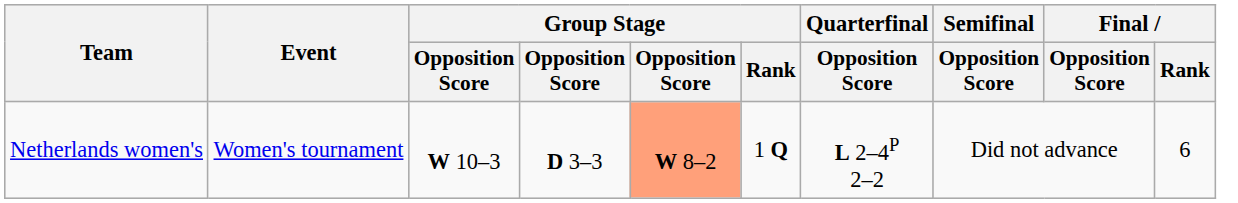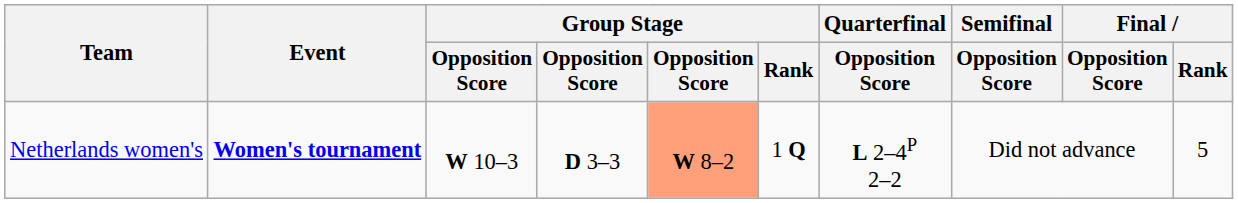(308, 149) normal -> (317, 149) bold
(1185, 149) 6 -> (1203, 149) 5
